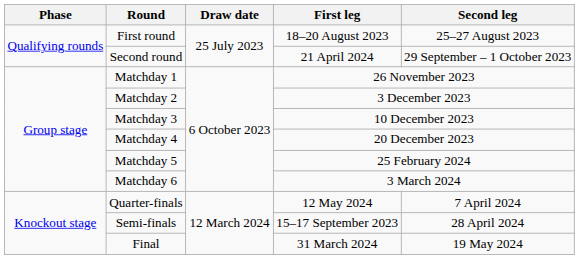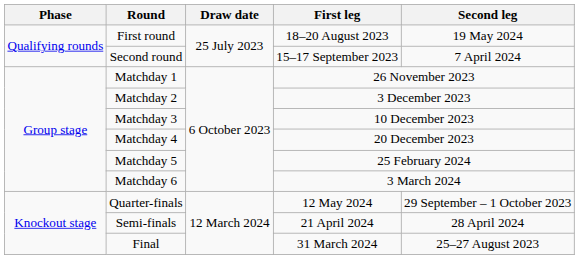(488, 35) 25–27 August 2023 -> (488, 35) 19 May 2024
(337, 56) 21 April 2024 -> (337, 56) 15–17 September 2023
(488, 56) 29 September – 1 October 2023 -> (488, 56) 7 April 2024
(488, 202) 7 April 2024 -> (488, 202) 29 September – 1 October 2023
(337, 222) 15–17 September 2023 -> (337, 222) 21 April 2024
(488, 243) 19 May 2024 -> (488, 243) 25–27 August 2023
